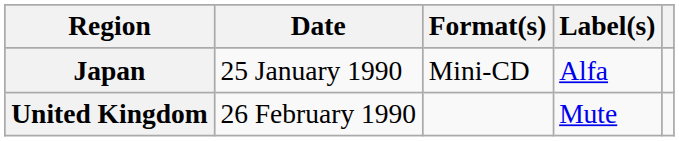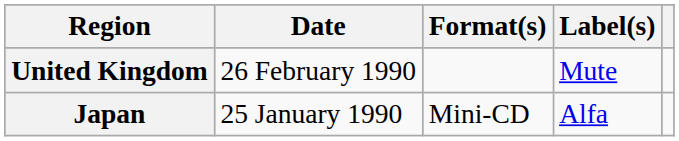rows swapped: (109, 69) <-> (109, 113)
